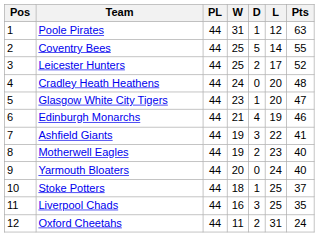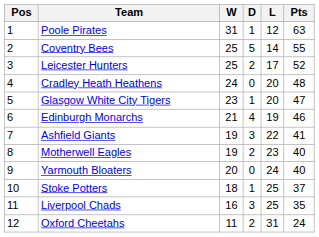- column: (215, 13)
